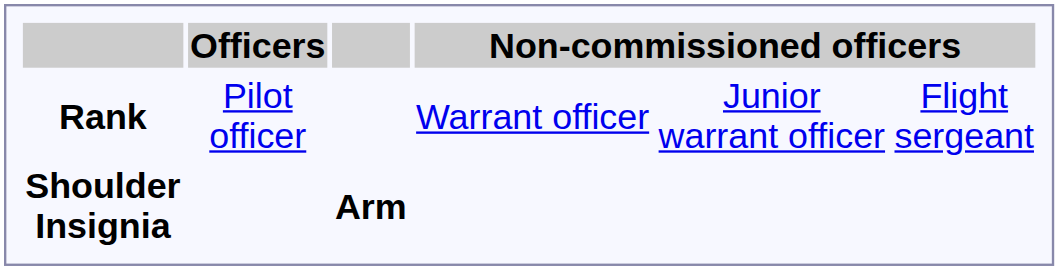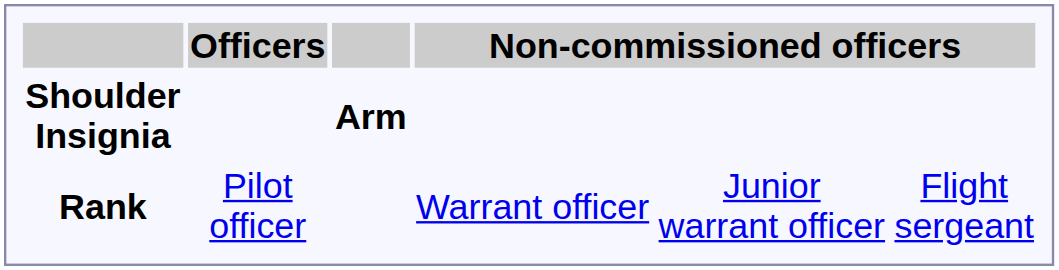rows swapped: (103, 205) <-> (103, 115)
